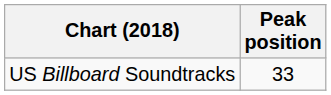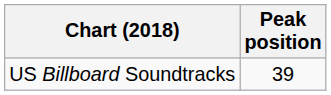(283, 74) 33 -> (283, 74) 39
